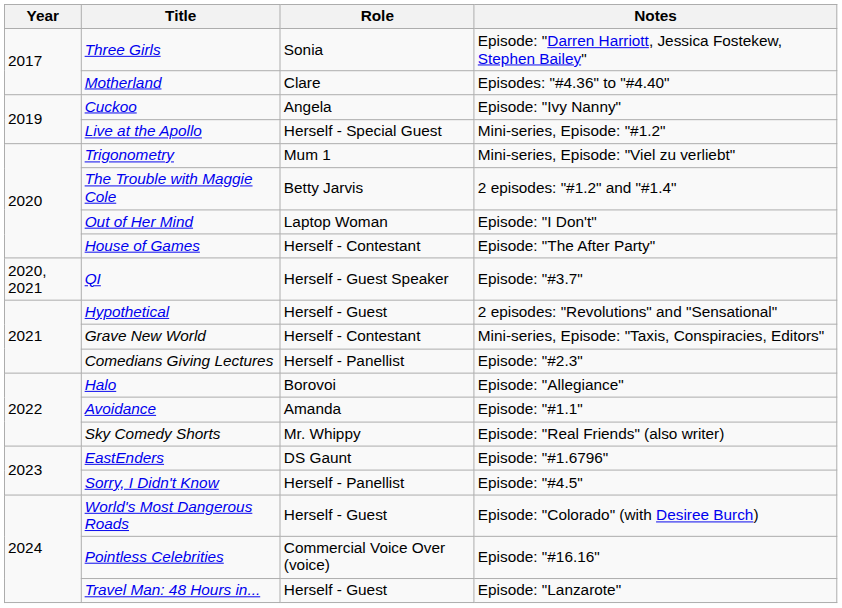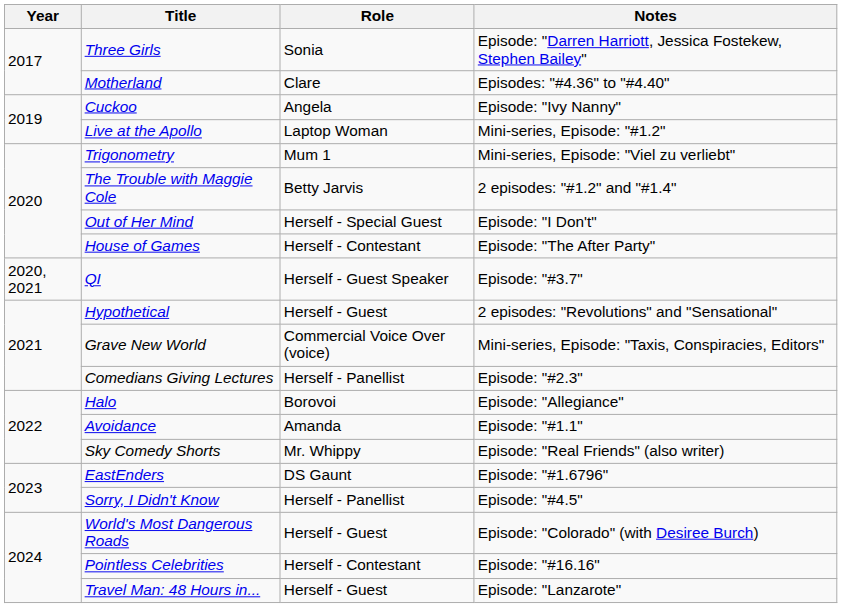(363, 131) Herself - Special Guest -> (336, 131) Laptop Woman
(336, 221) Laptop Woman -> (363, 221) Herself - Special Guest
(352, 336) Herself - Contestant -> (364, 345) Commercial Voice Over (voice)
(364, 557) Commercial Voice Over (voice) -> (352, 565) Herself - Contestant
